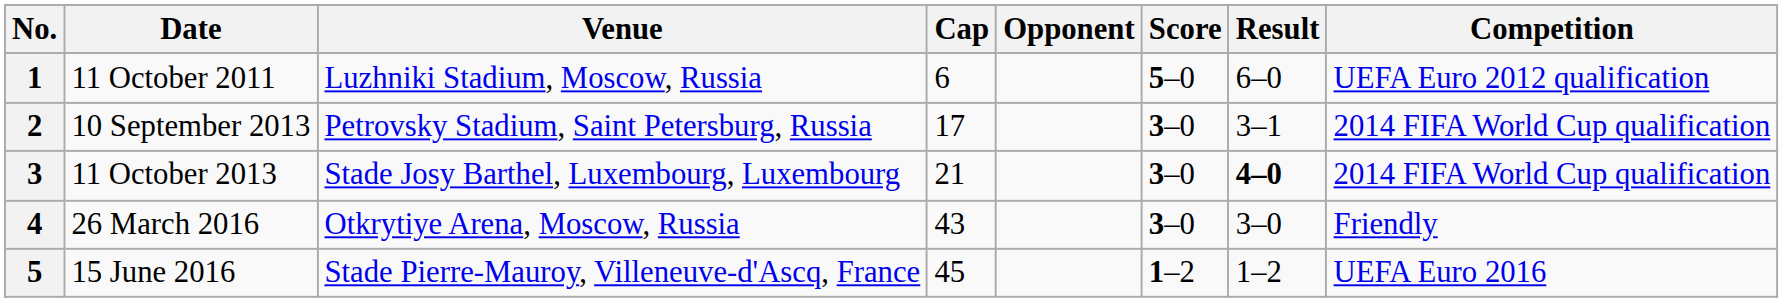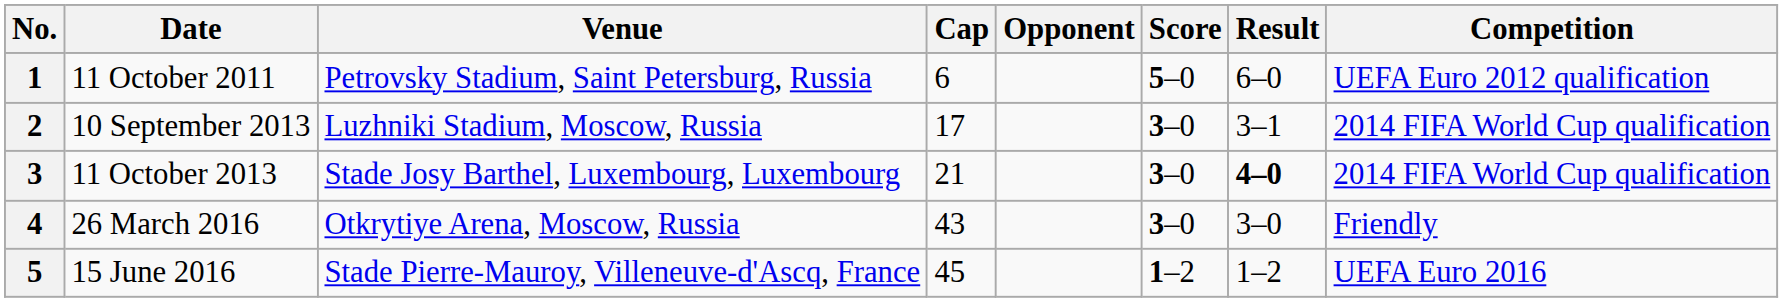(543, 77) Luzhniki Stadium, Moscow, Russia -> (598, 77) Petrovsky Stadium, Saint Petersburg, Russia
(598, 126) Petrovsky Stadium, Saint Petersburg, Russia -> (543, 126) Luzhniki Stadium, Moscow, Russia
